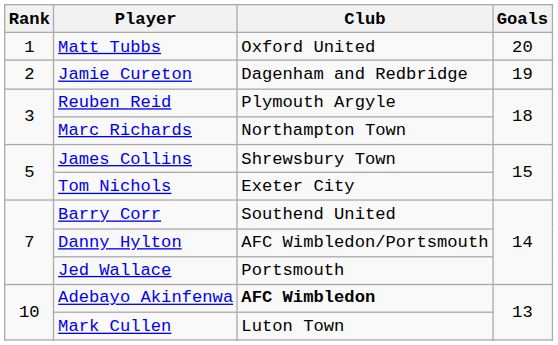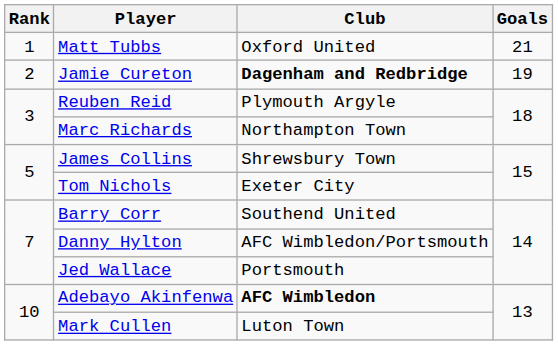(522, 47) 20 -> (522, 47) 21
(355, 75) normal -> (355, 75) bold
